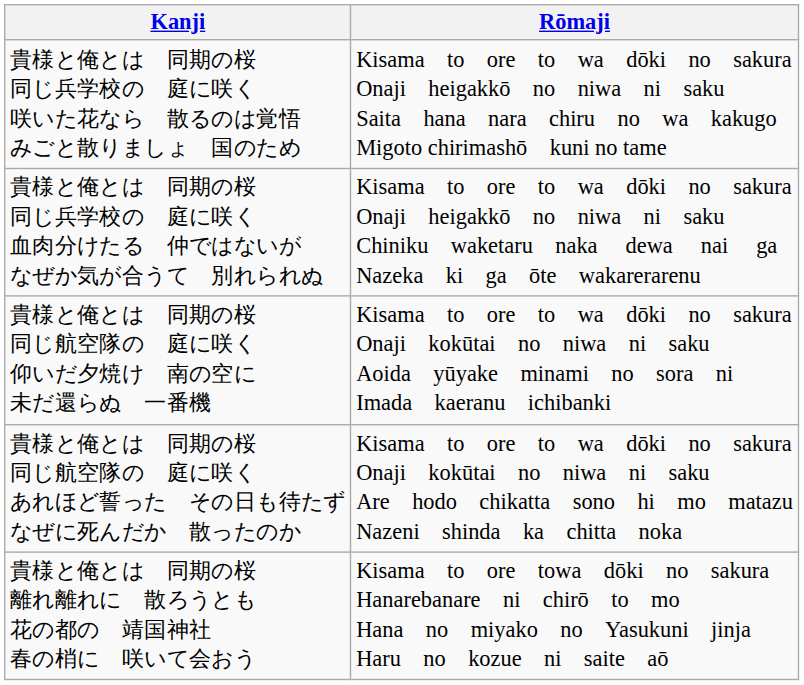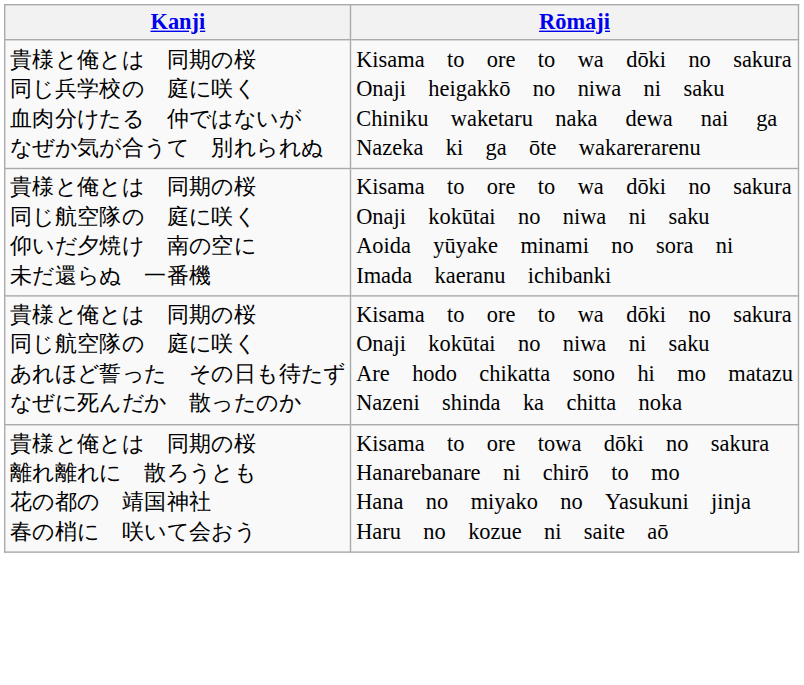- row: (155, 103)
